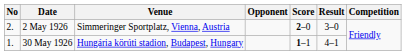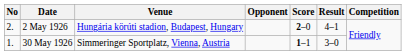(153, 27) Simmeringer Sportplatz, Vienna, Austria -> (160, 27) Hungária körúti stadion, Budapest, Hungary
(332, 27) 3–0 -> (332, 27) 4–1
(160, 42) Hungária körúti stadion, Budapest, Hungary -> (153, 42) Simmeringer Sportplatz, Vienna, Austria
(332, 42) 4–1 -> (332, 42) 3–0
